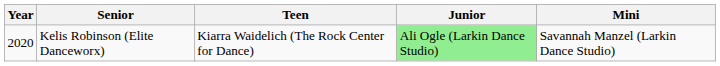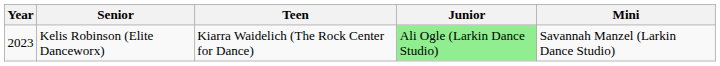(21, 43) 2020 -> (21, 43) 2023
